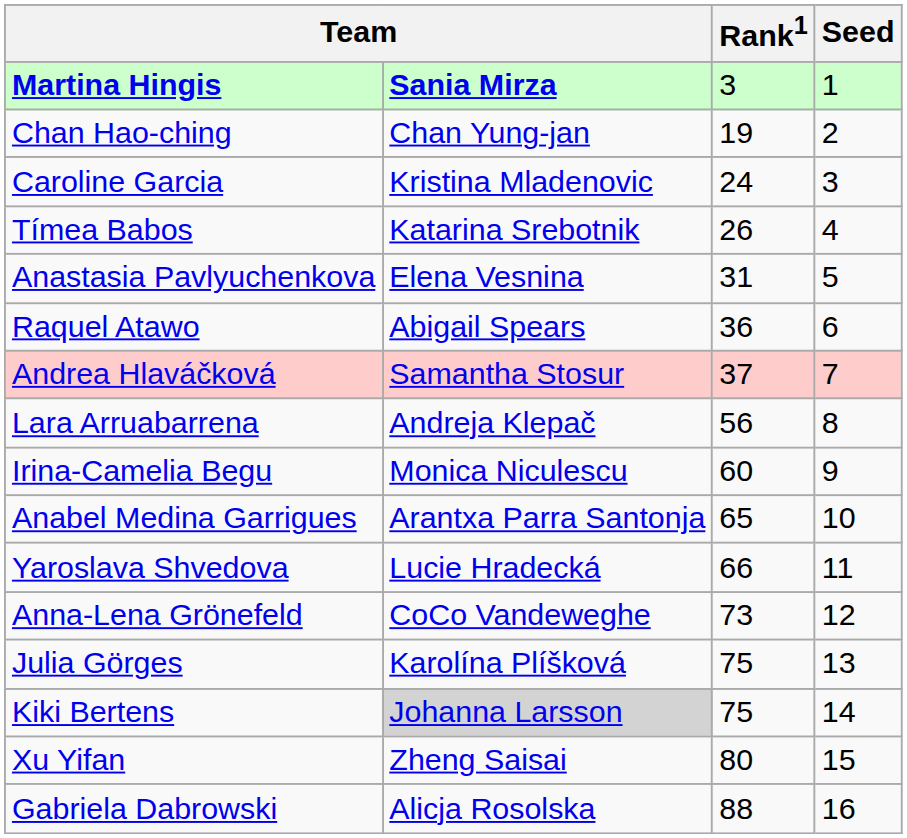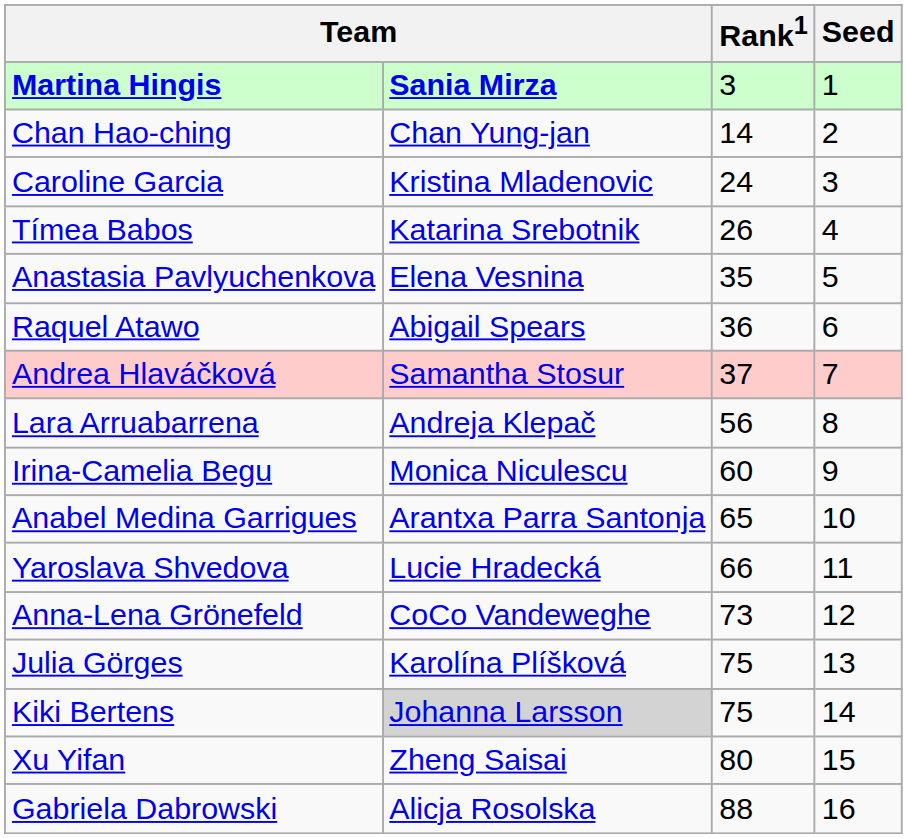(736, 133) 19 -> (736, 133) 14
(736, 277) 31 -> (736, 277) 35
